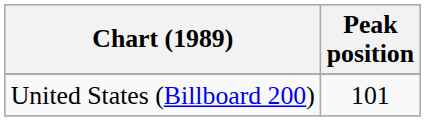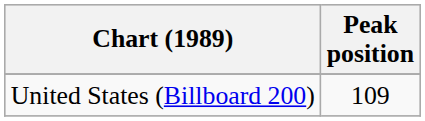(370, 94) 101 -> (370, 94) 109
